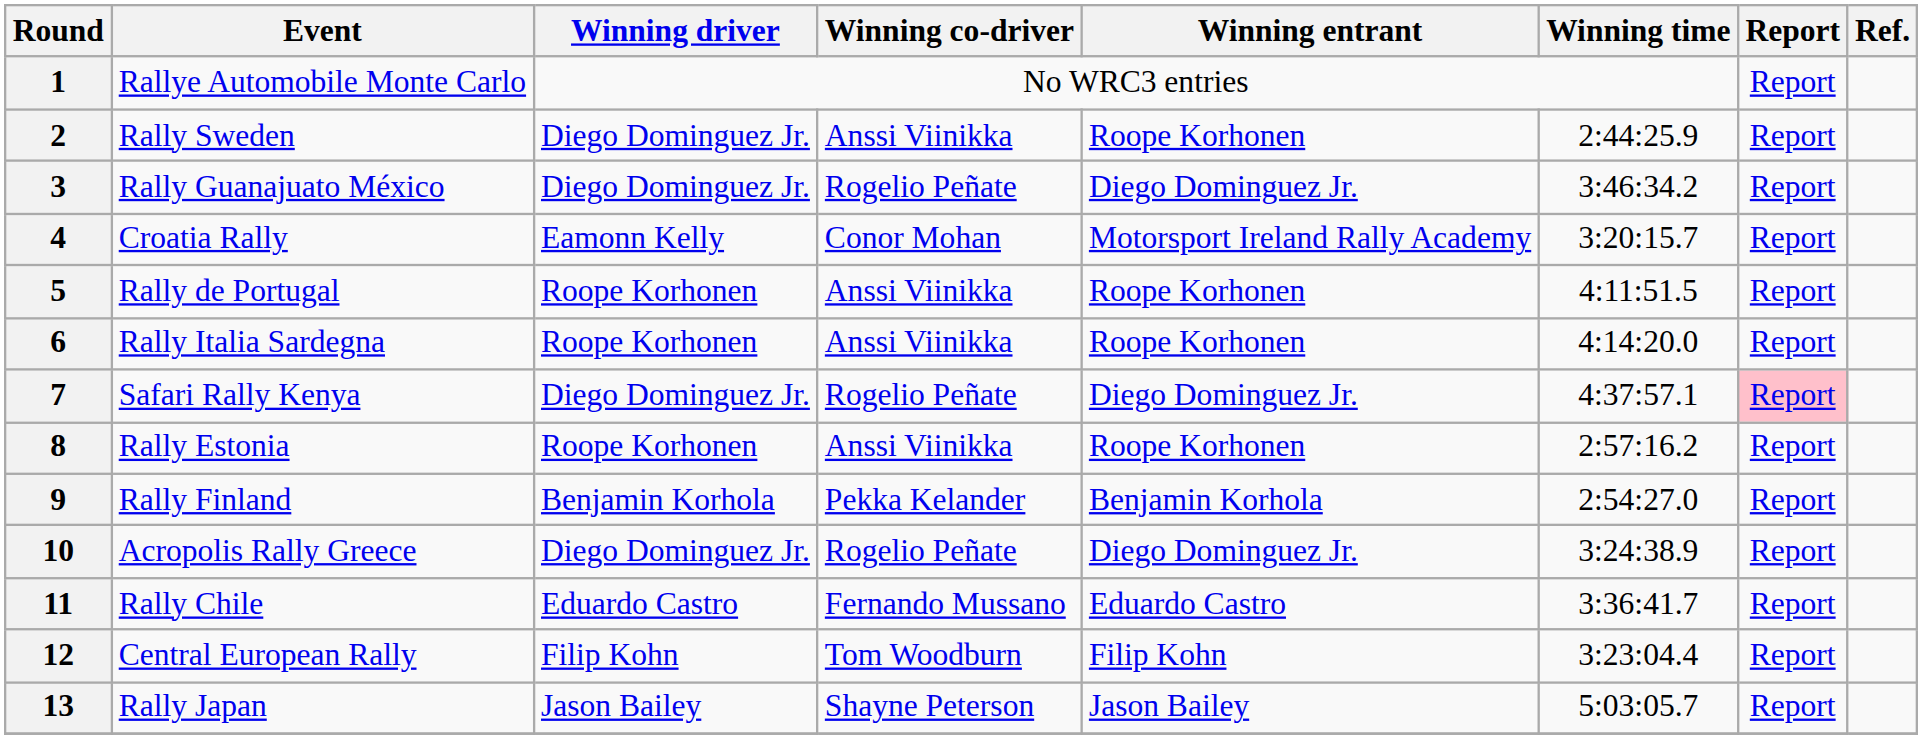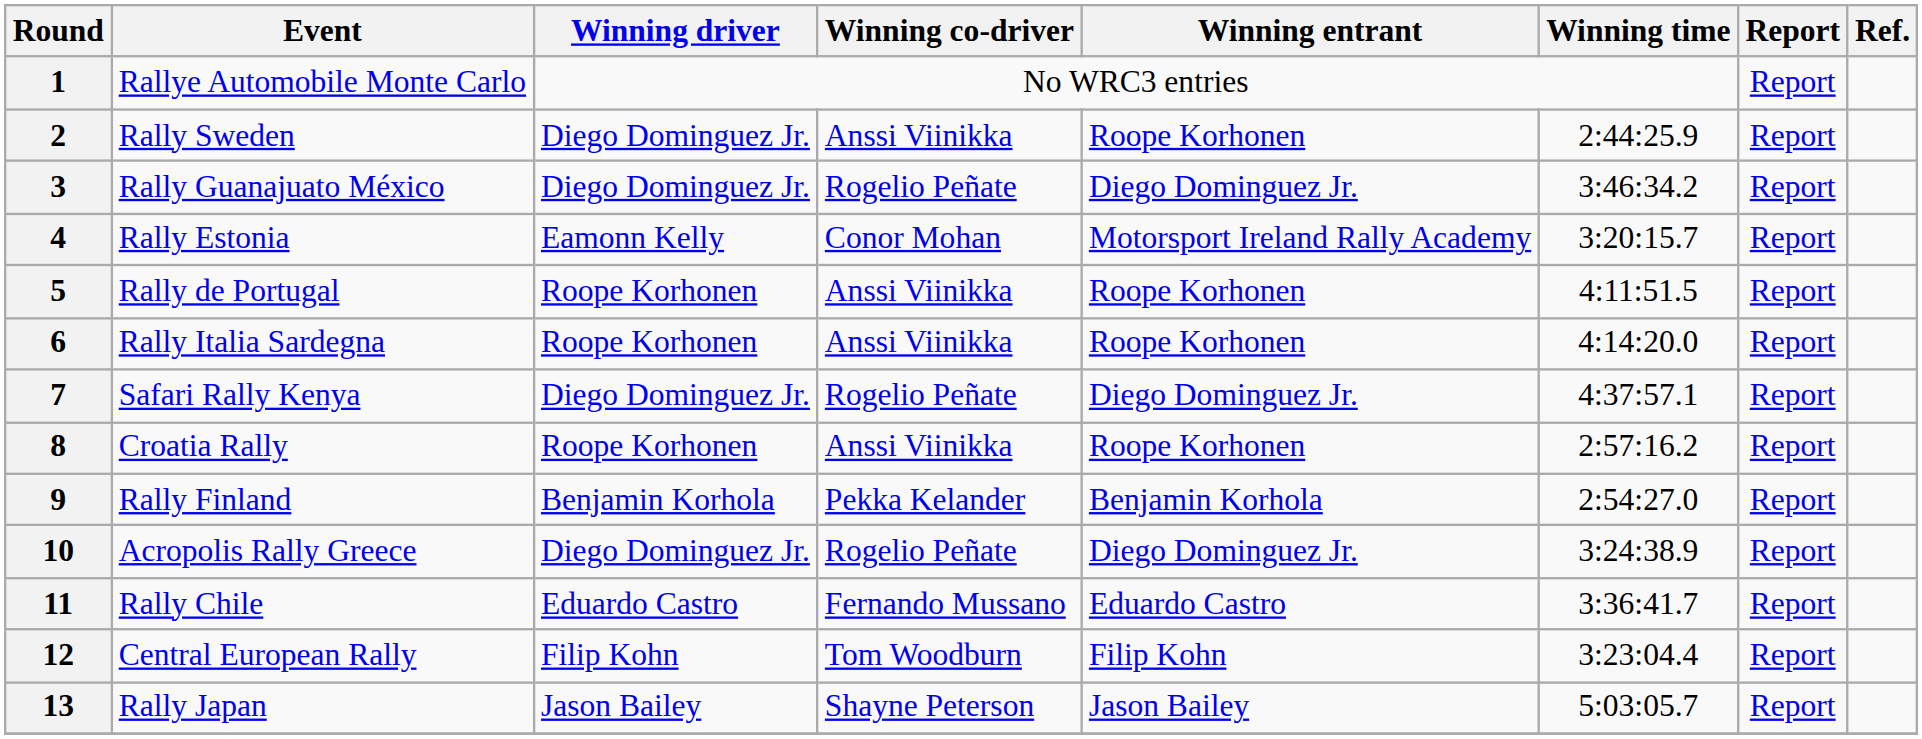(203, 238) Croatia Rally -> (204, 238) Rally Estonia
(1793, 394) pink background -> (1793, 394) no background
(204, 446) Rally Estonia -> (203, 446) Croatia Rally
